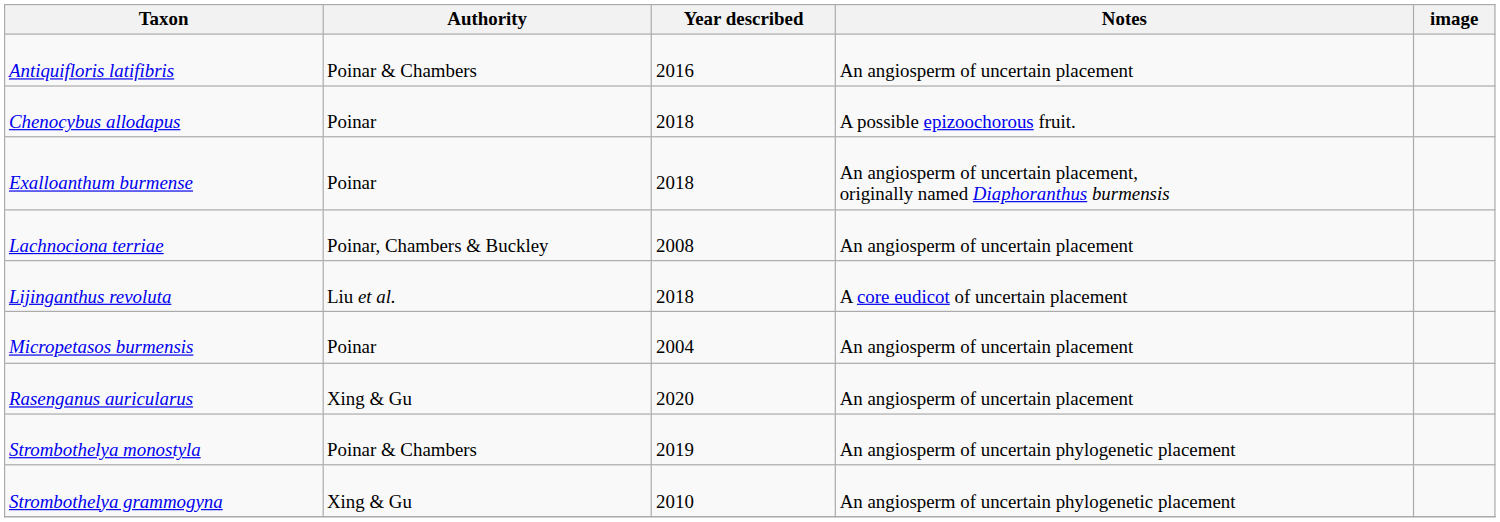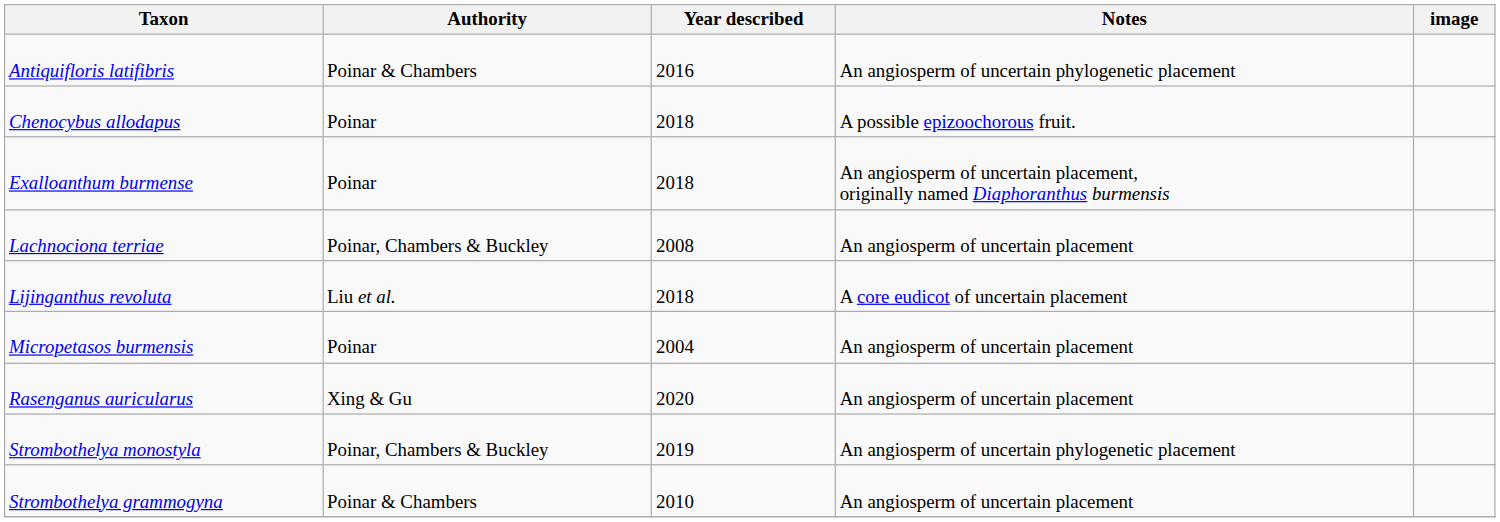(986, 70) An angiosperm of uncertain placement -> (1038, 70) An angiosperm of uncertain phylogenetic placement
(402, 450) Poinar & Chambers -> (438, 450) Poinar, Chambers & Buckley
(369, 501) Xing & Gu -> (402, 501) Poinar & Chambers
(1038, 501) An angiosperm of uncertain phylogenetic placement -> (986, 501) An angiosperm of uncertain placement
